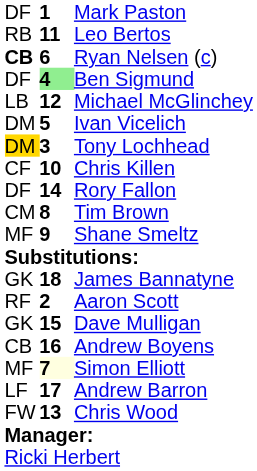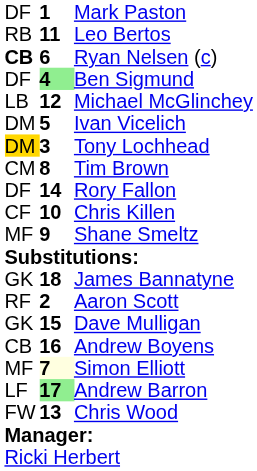rows swapped: (121, 212) <-> (125, 168)
(50, 390) no background -> (50, 390) lightgreen background
